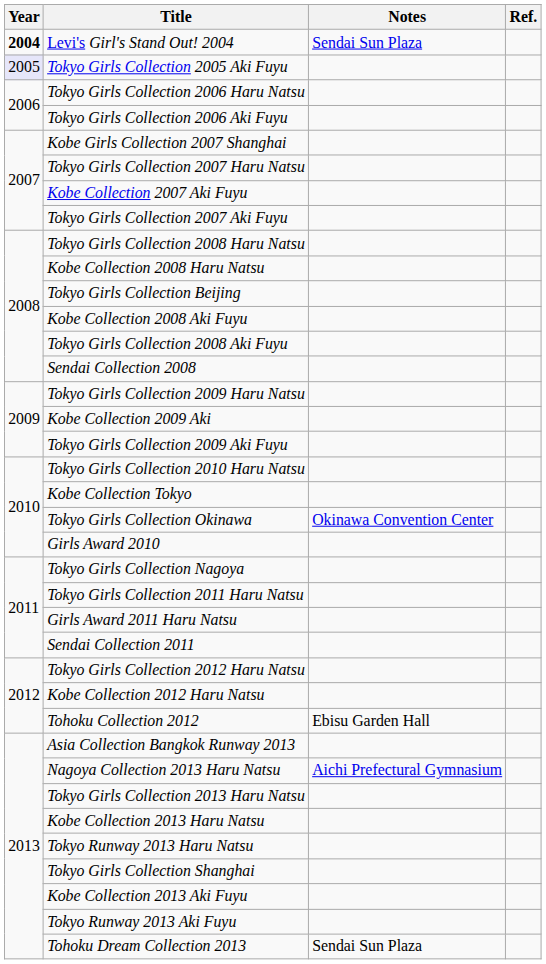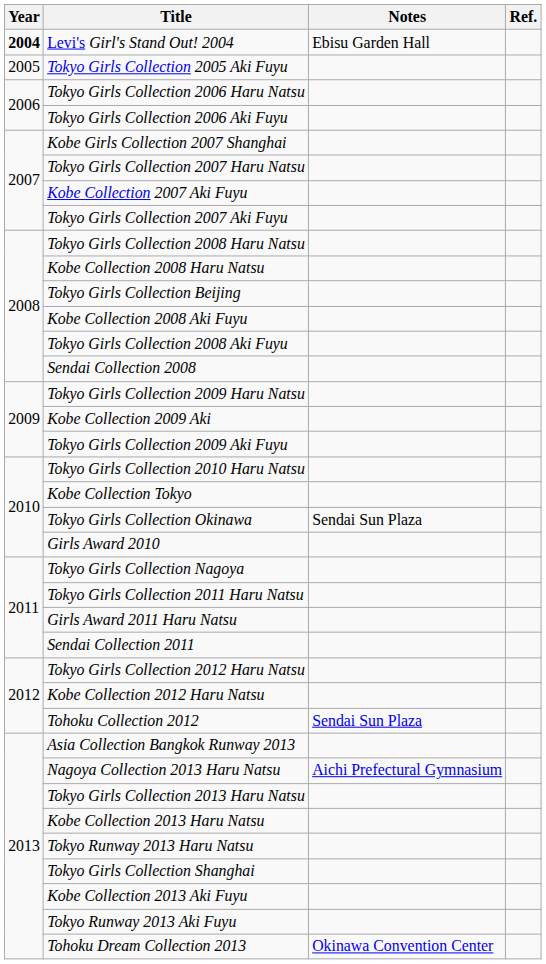(367, 42) Sendai Sun Plaza -> (371, 42) Ebisu Garden Hall
(24, 67) lavender background -> (24, 67) no background
(403, 519) Okinawa Convention Center -> (367, 519) Sendai Sun Plaza
(371, 720) Ebisu Garden Hall -> (367, 720) Sendai Sun Plaza
(367, 946) Sendai Sun Plaza -> (403, 946) Okinawa Convention Center
